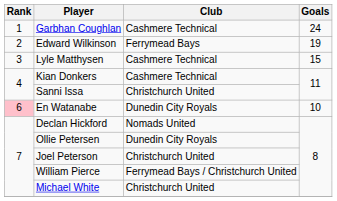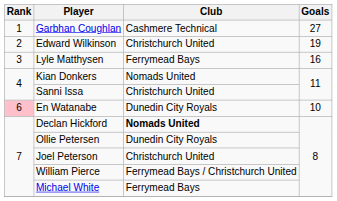(315, 28) 24 -> (315, 28) 27
(163, 44) Ferrymead Bays -> (170, 44) Christchurch United
(171, 60) Cashmere Technical -> (163, 60) Ferrymead Bays
(315, 60) 15 -> (315, 60) 16
(171, 76) Cashmere Technical -> (161, 76) Nomads United
(161, 124) normal -> (163, 124) bold
(170, 188) Christchurch United -> (163, 188) Ferrymead Bays
